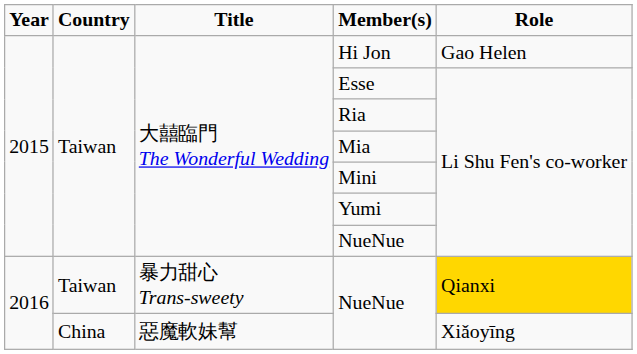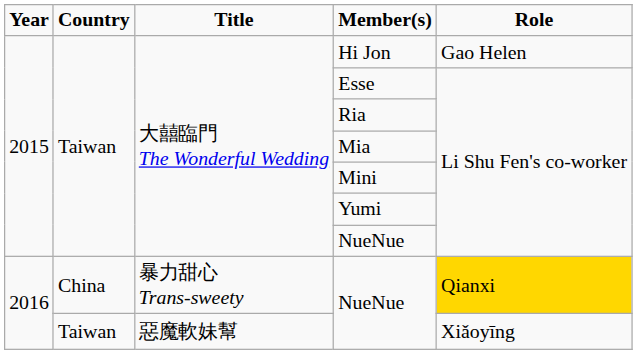(87, 284) Taiwan -> (82, 284) China
(82, 331) China -> (87, 331) Taiwan
